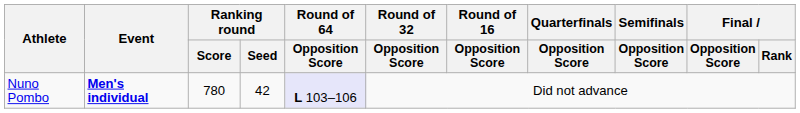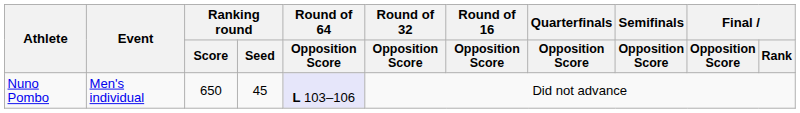(118, 91) bold -> (117, 91) normal
(214, 91) 780 -> (211, 91) 650
(262, 91) 42 -> (260, 91) 45
